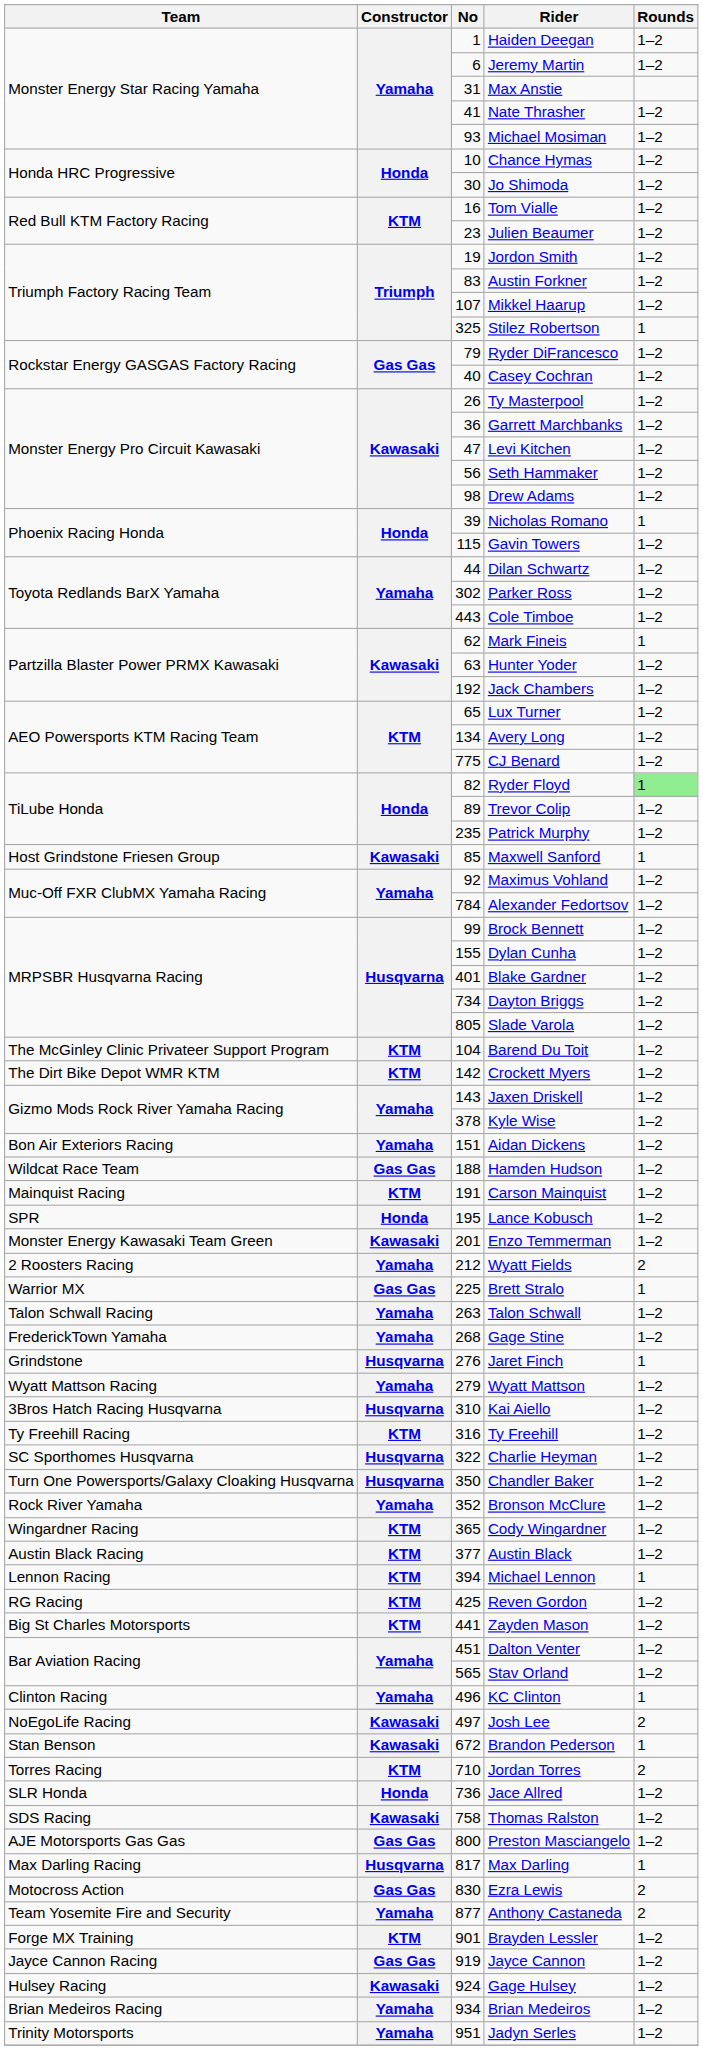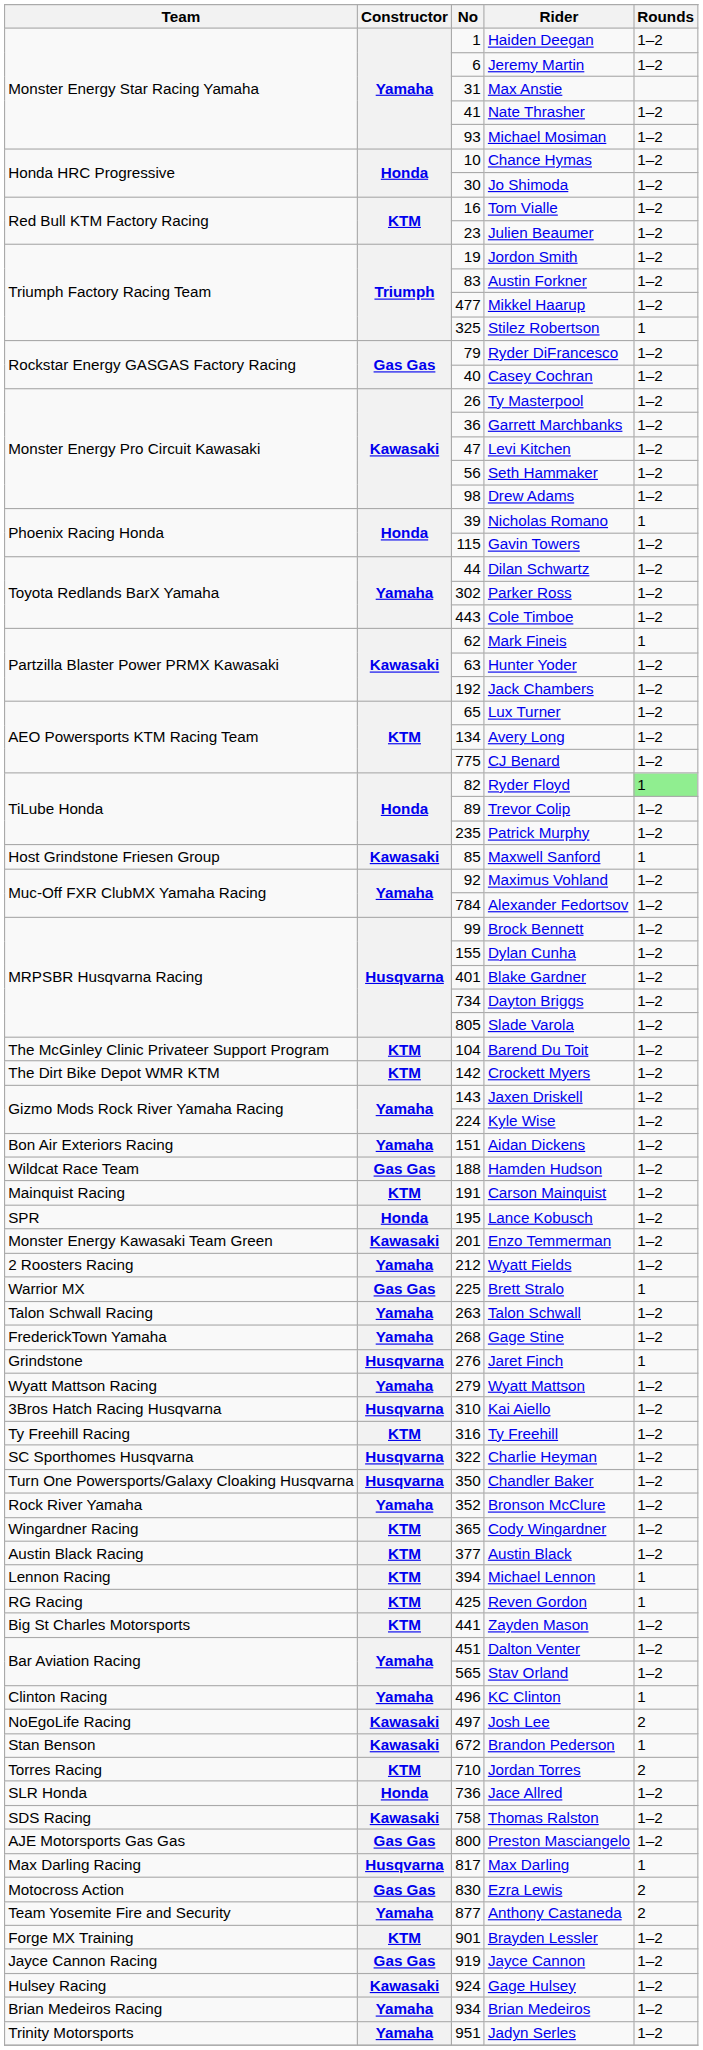(468, 304) 107 -> (468, 304) 477
(468, 1121) 378 -> (468, 1121) 224
(642, 1265) 2 -> (650, 1265) 1–2
(650, 1601) 1–2 -> (642, 1601) 1
